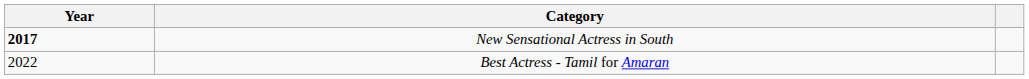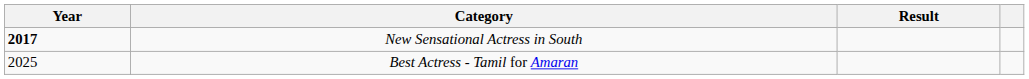+ column: (919, 16)
(23, 62) 2022 -> (23, 62) 2025
